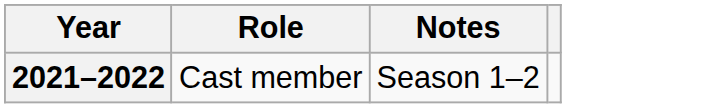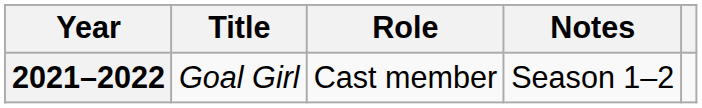+ column: (239, 28)
